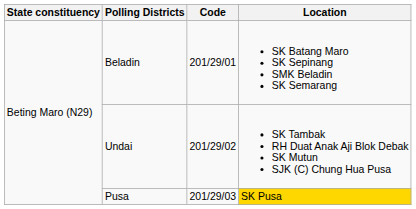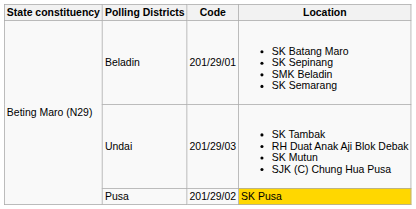(213, 146) 201/29/02 -> (213, 146) 201/29/03
(213, 196) 201/29/03 -> (213, 196) 201/29/02
